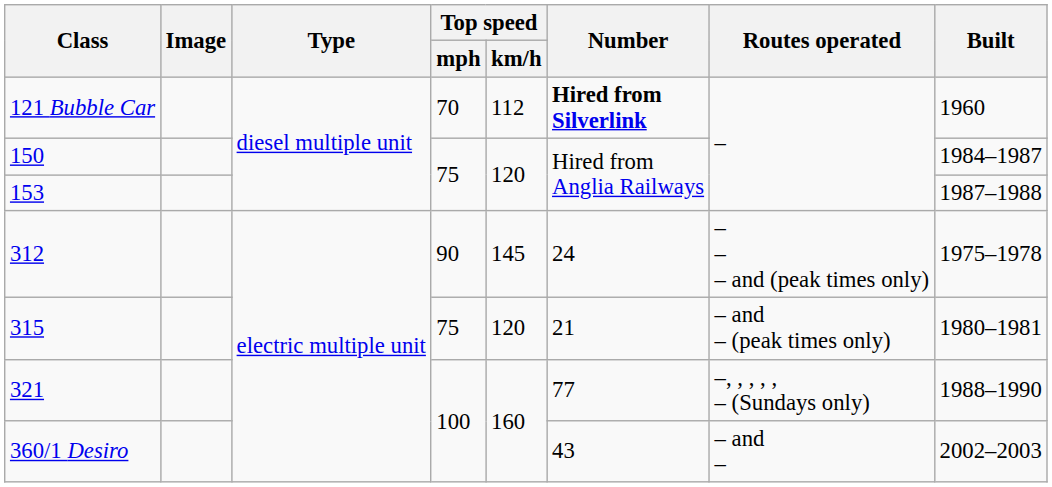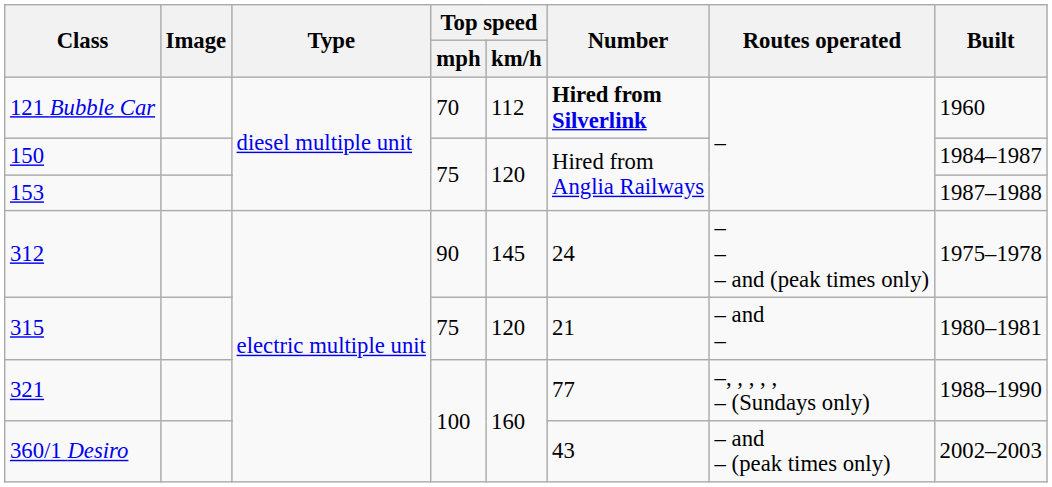(803, 328) – and – (peak times only) -> (740, 328) – and –
(740, 451) – and – -> (803, 451) – and – (peak times only)
